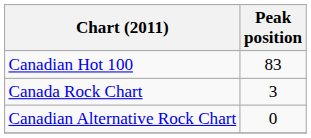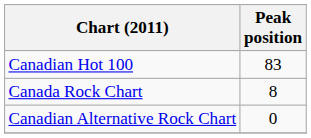(273, 91) 3 -> (273, 91) 8
